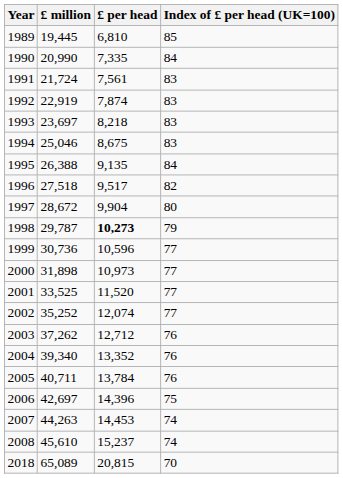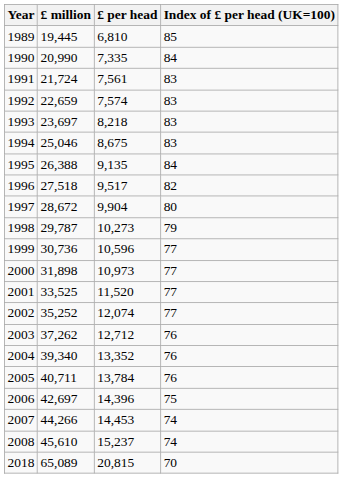(59, 100) 22,919 -> (59, 100) 22,659
(112, 100) 7,874 -> (112, 100) 7,574
(116, 228) bold -> (116, 228) normal
(59, 420) 44,263 -> (59, 420) 44,266
